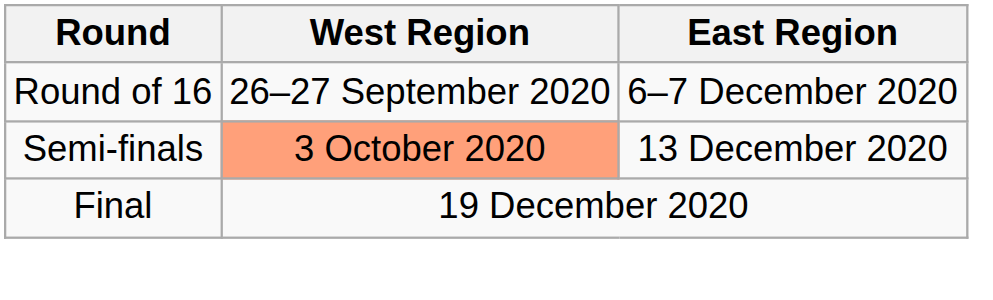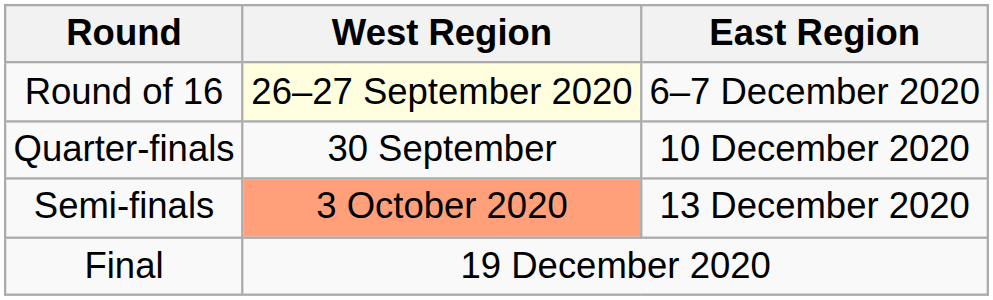(420, 91) no background -> (442, 91) lightyellow background
+ row: (124, 149)
